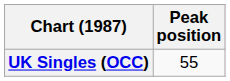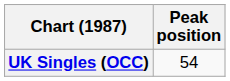(189, 62) 55 -> (189, 62) 54
